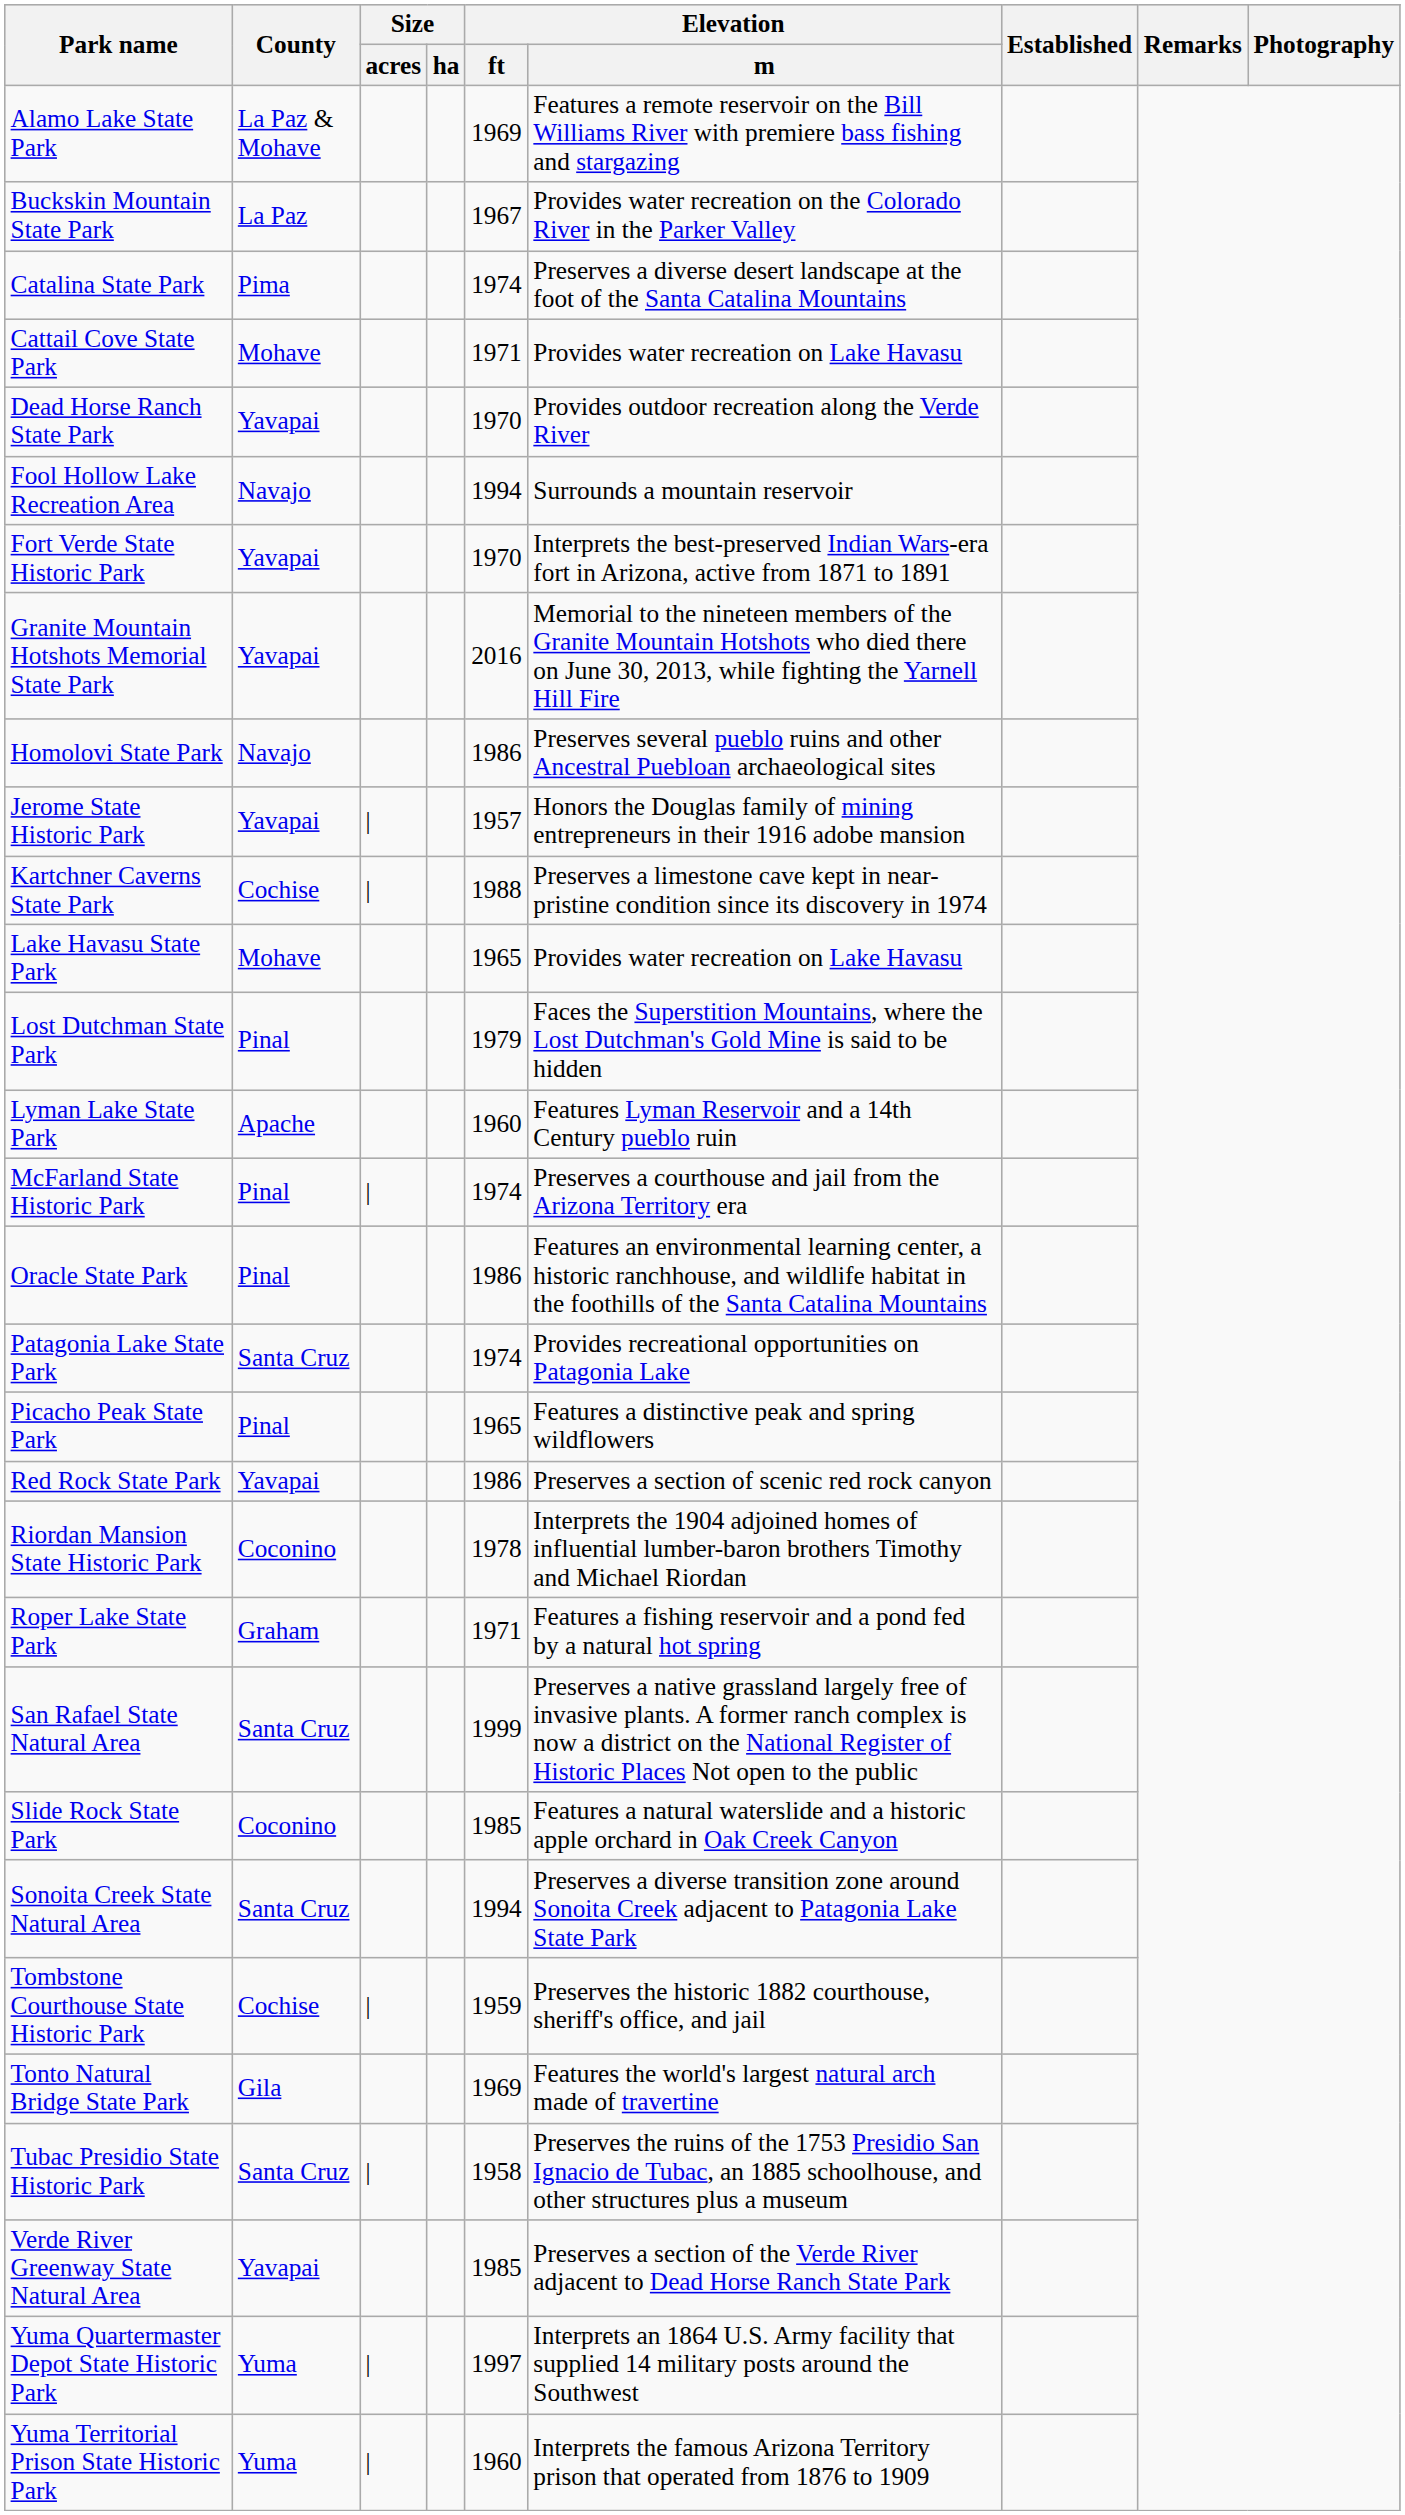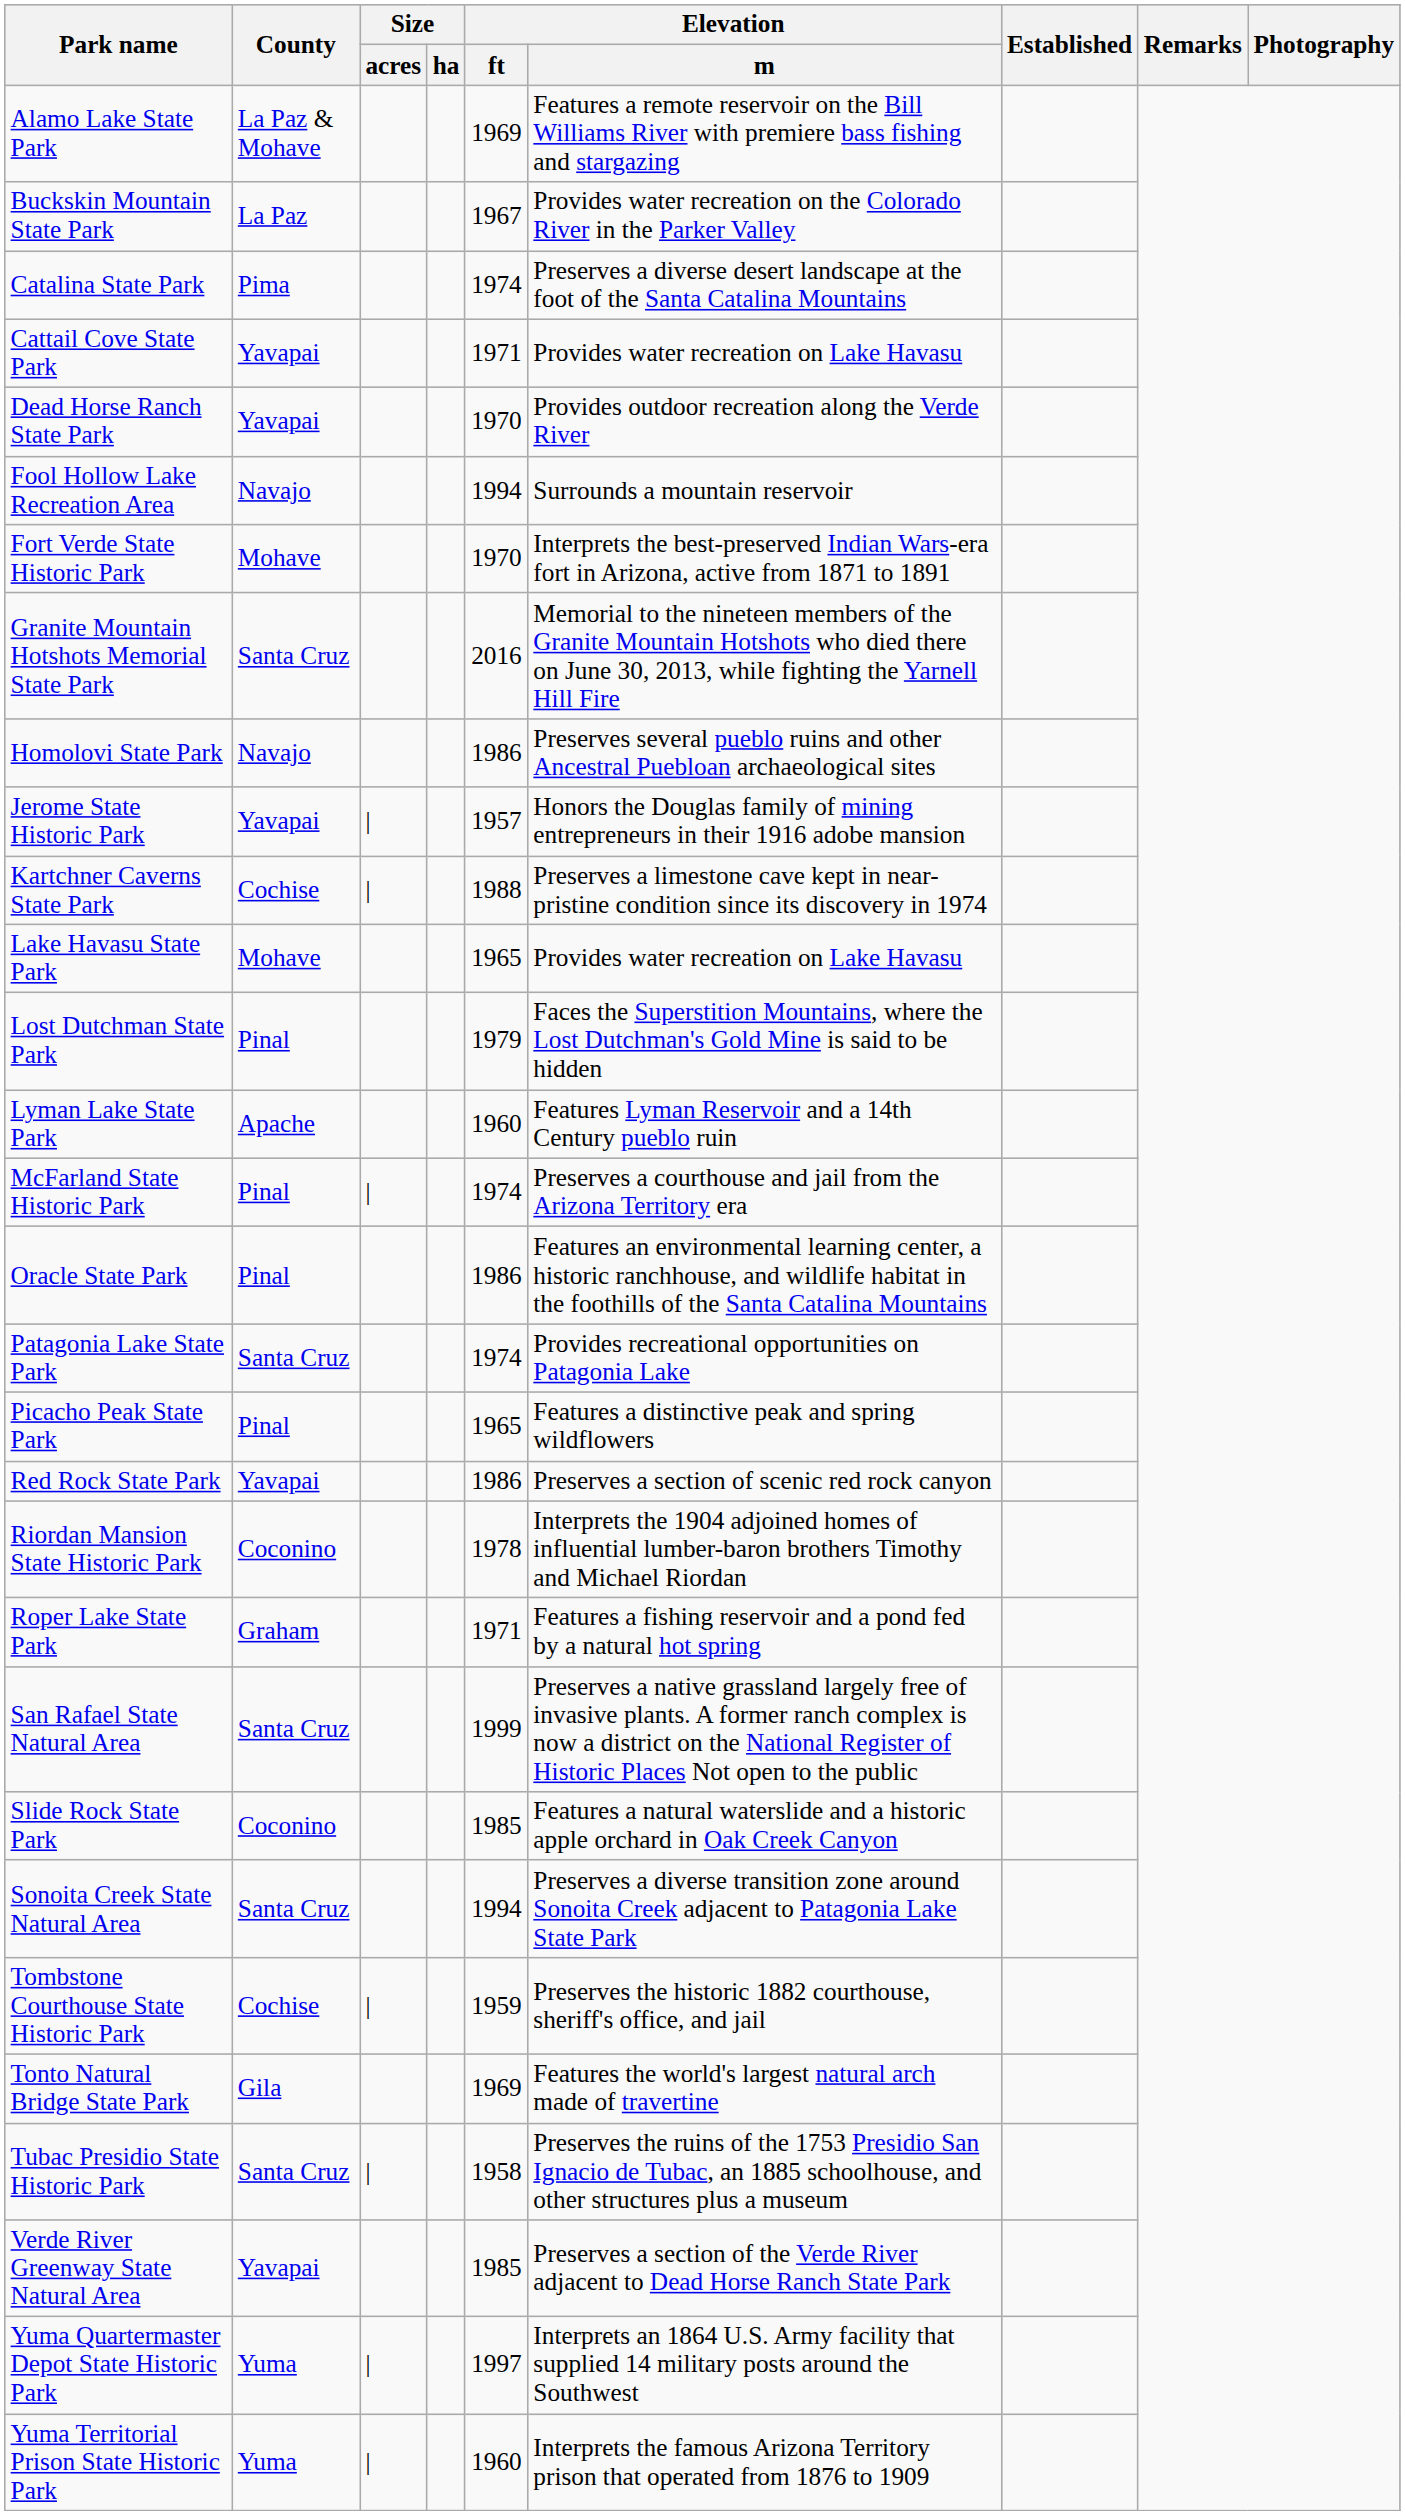(279, 352) Mohave -> (279, 352) Yavapai
(279, 558) Yavapai -> (279, 558) Mohave
(279, 655) Yavapai -> (294, 655) Santa Cruz
